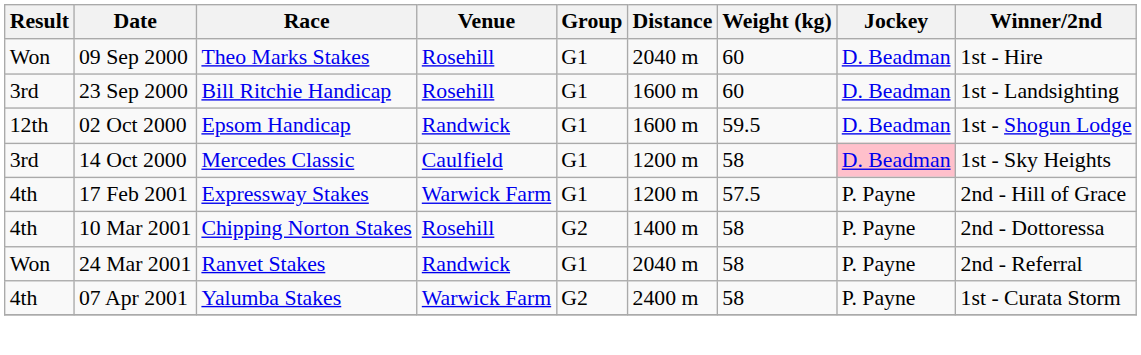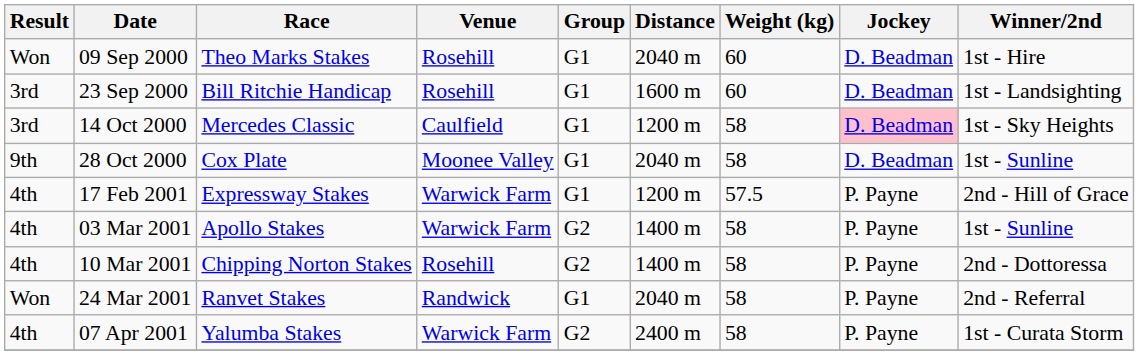- row: (133, 125)
+ row: (133, 159)
+ row: (135, 228)
